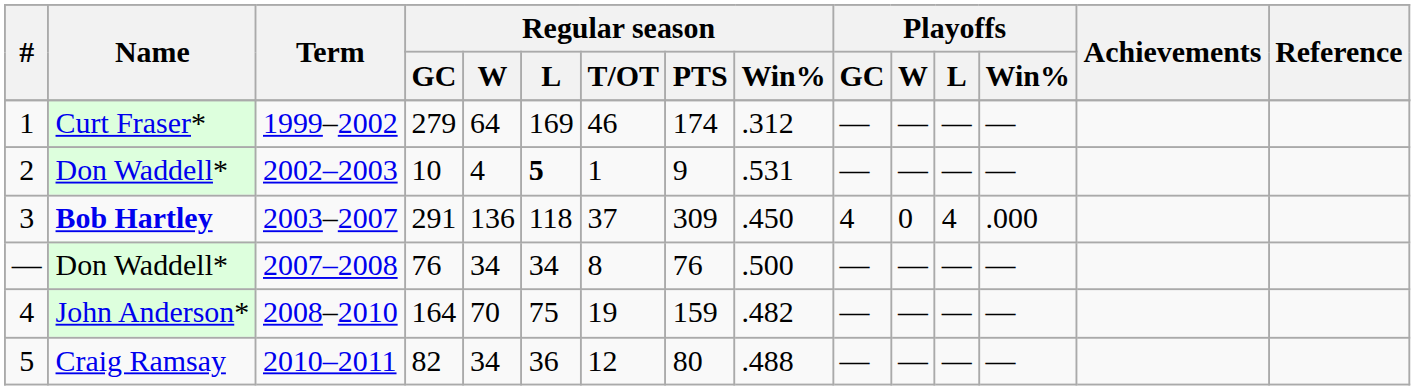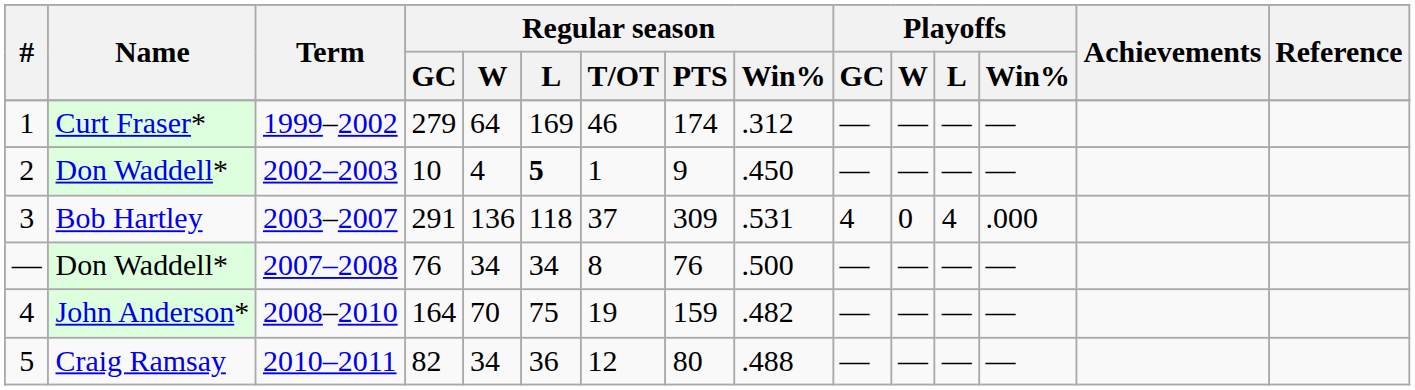(768, 170) .531 -> (768, 170) .450
(134, 218) bold -> (129, 218) normal
(768, 218) .450 -> (768, 218) .531
